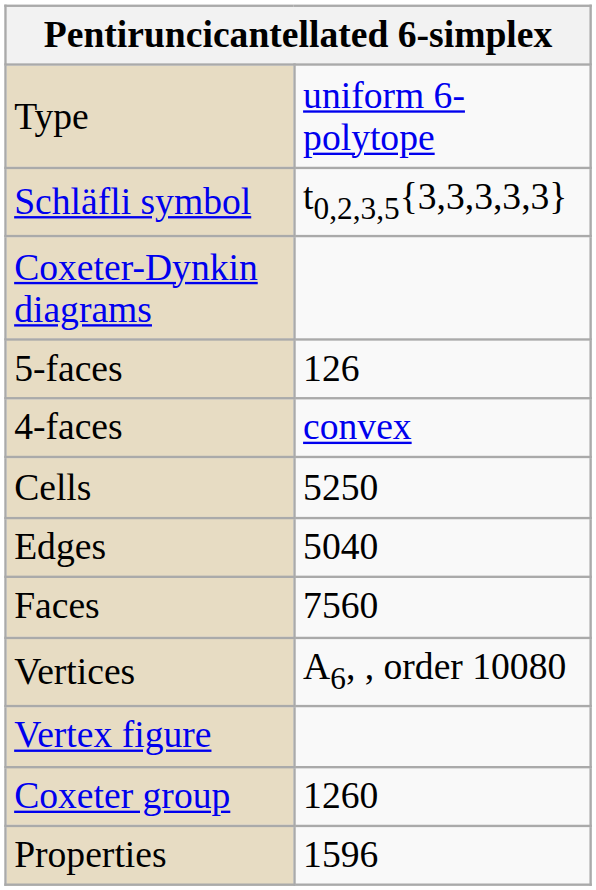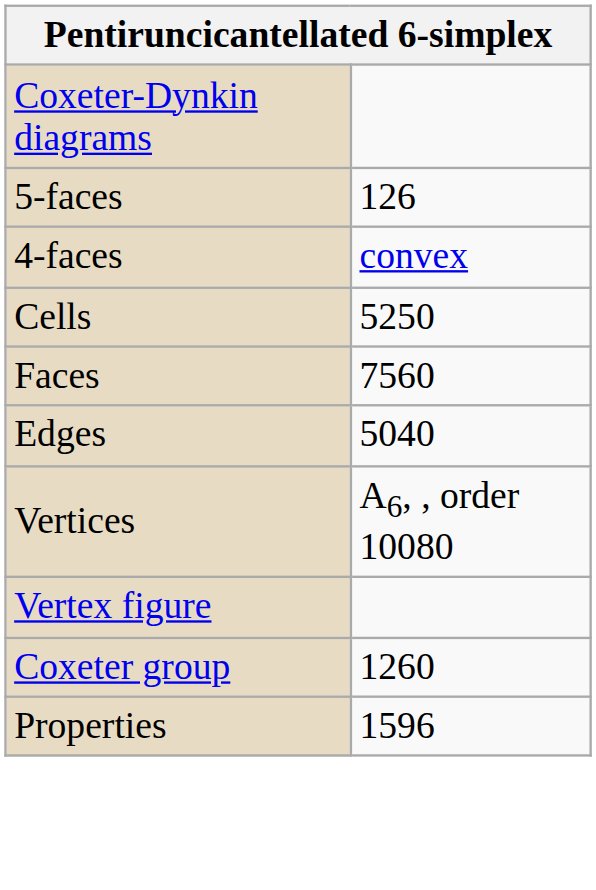- row: (51, 115)
- row: (133, 201)
rows swapped: (57, 606) <-> (60, 546)
